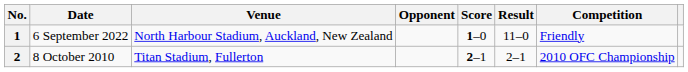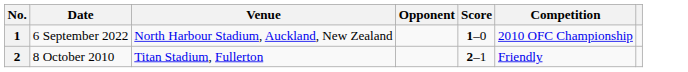- column: (516, 14)
(562, 35) Friendly -> (565, 35) 2010 OFC Championship
(607, 56) 2010 OFC Championship -> (520, 56) Friendly
